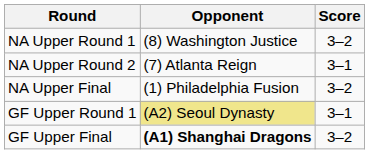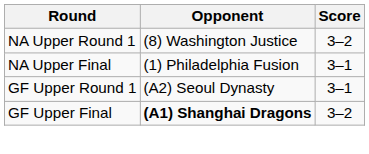- row: (72, 64)
(340, 88) 3–2 -> (340, 64) 3–1
(209, 112) khaki background -> (209, 88) no background
